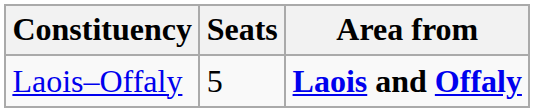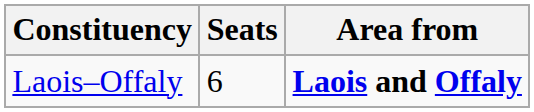(215, 80) 5 -> (215, 80) 6
